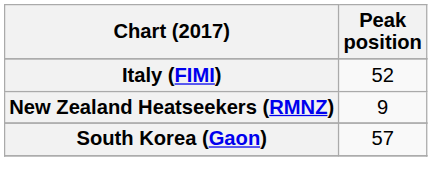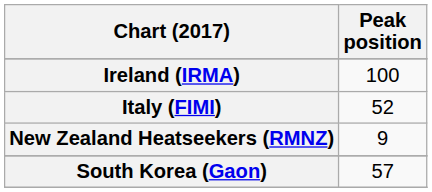+ row: (172, 75)
